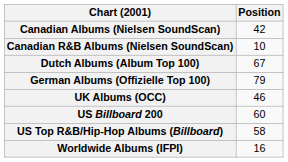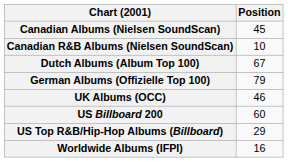(259, 30) 42 -> (259, 30) 45
(259, 132) 58 -> (259, 132) 29
